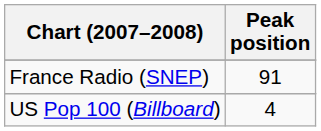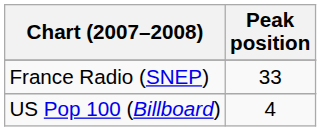(270, 76) 91 -> (270, 76) 33
